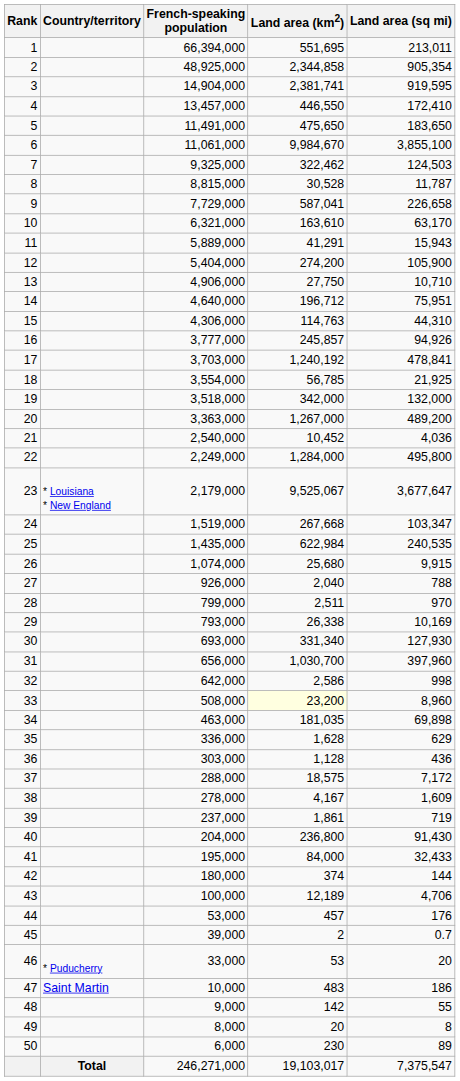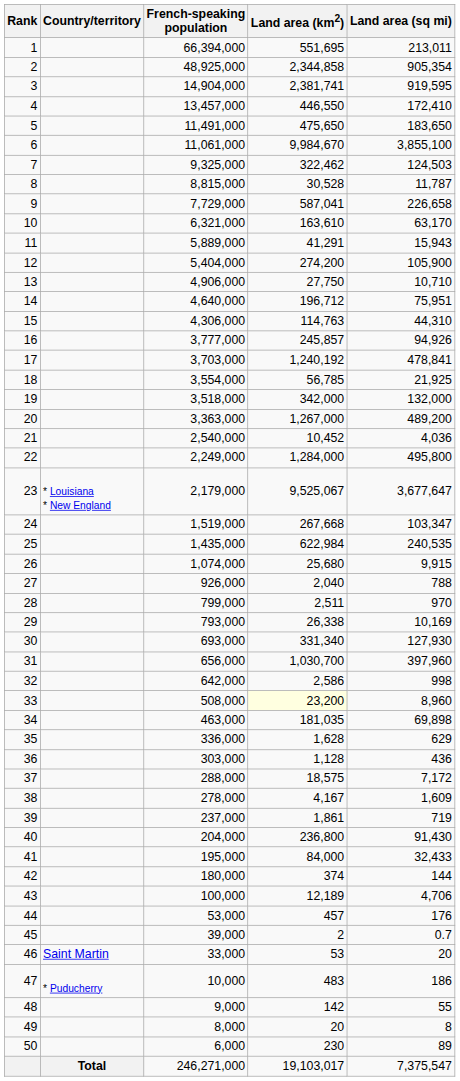(73, 969) * Puducherry -> (76, 954) Saint Martin
(76, 988) Saint Martin -> (73, 988) * Puducherry
